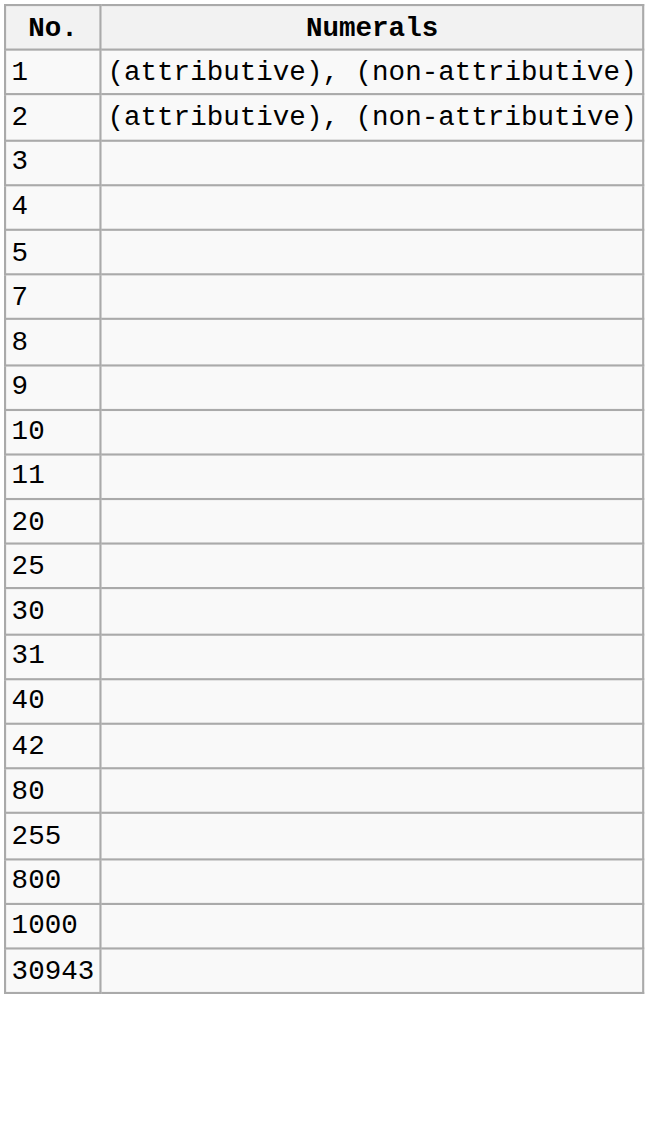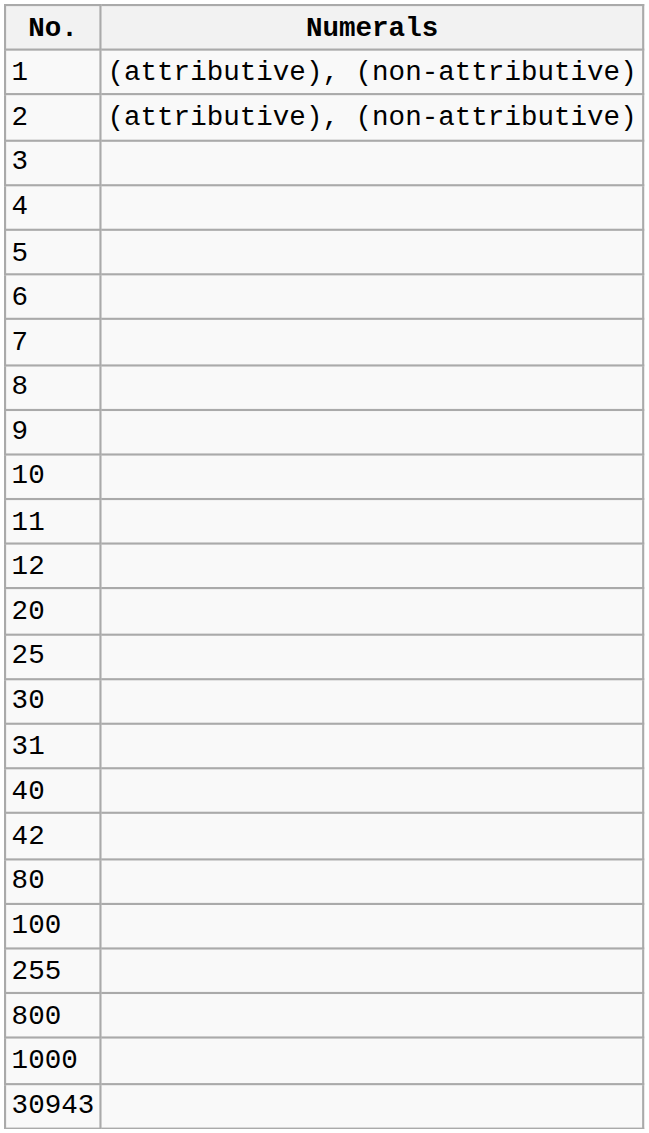+ row: (20, 297)
+ row: (28, 567)
+ row: (36, 926)
